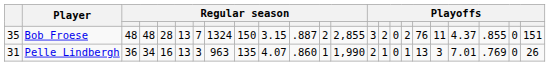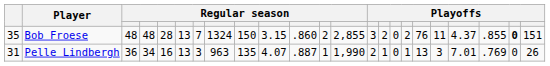(304, 35) .887 -> (304, 35) .860
(515, 35) normal -> (515, 35) bold
(304, 52) .860 -> (304, 52) .887
